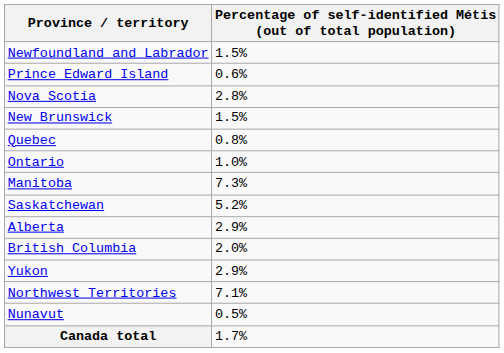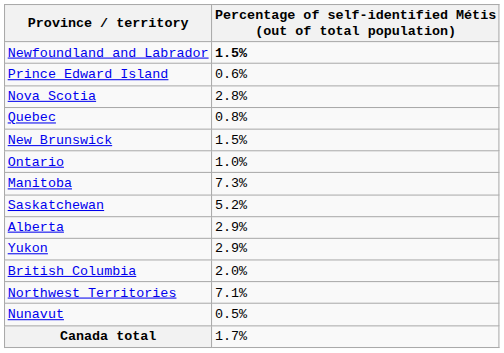(231, 53) normal -> (231, 53) bold
rows swapped: (60, 118) <-> (32, 140)
rows swapped: (72, 249) <-> (28, 271)
